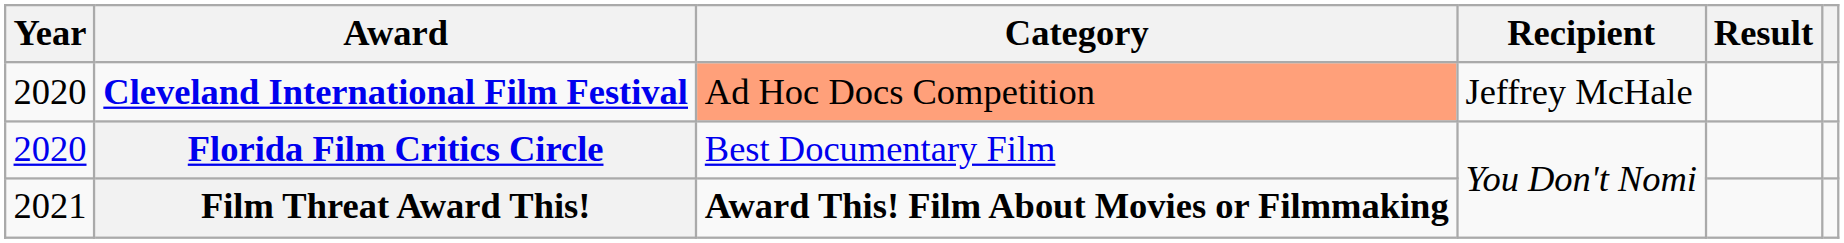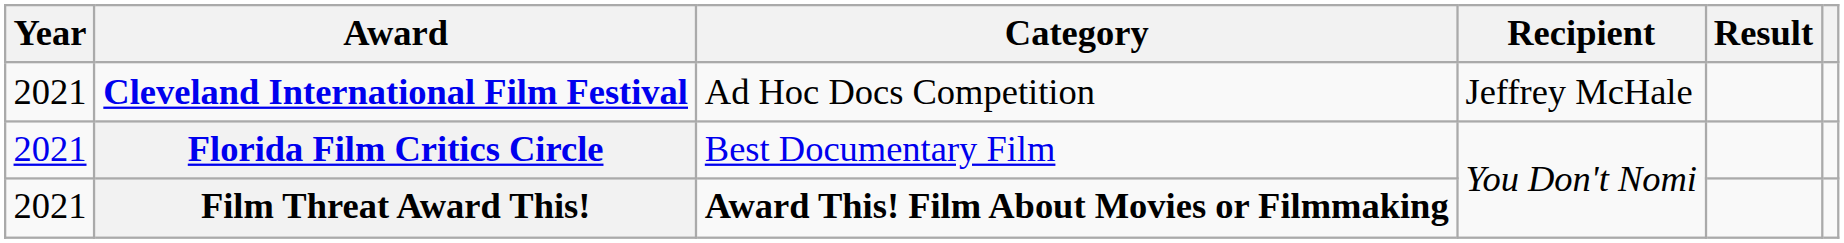(50, 91) 2020 -> (50, 91) 2021
(900, 91) lightsalmon background -> (900, 91) no background
(50, 149) 2020 -> (50, 149) 2021
